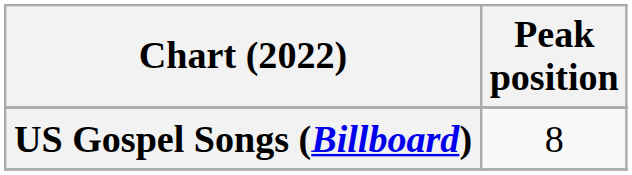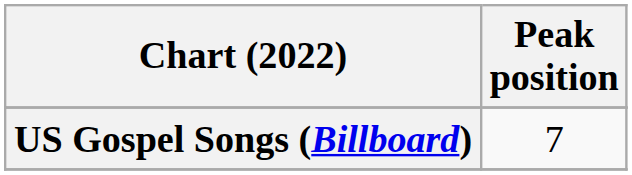(554, 137) 8 -> (554, 137) 7
